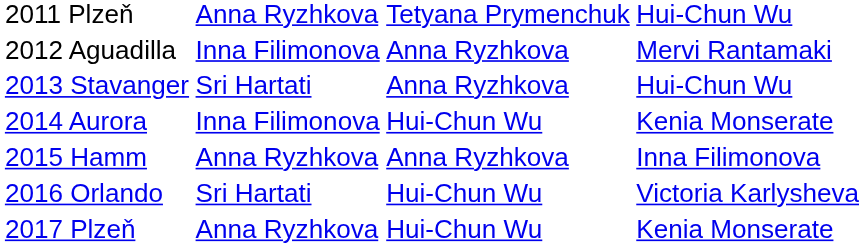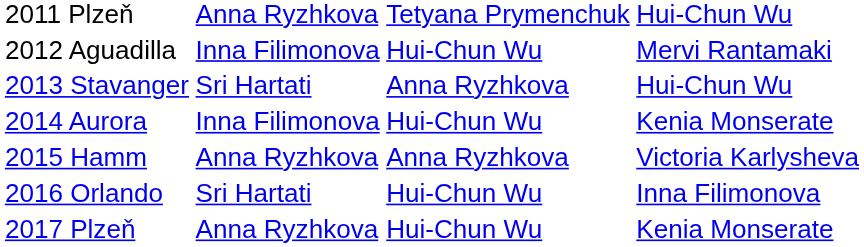(478, 50) Anna Ryzhkova -> (464, 50) Hui-Chun Wu
(728, 157) Inna Filimonova -> (748, 157) Victoria Karlysheva
(748, 193) Victoria Karlysheva -> (728, 193) Inna Filimonova
